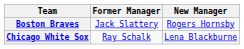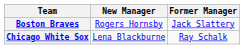columns swapped: (127, 11) <-> (201, 11)
